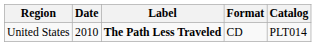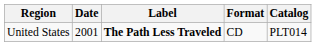(87, 32) 2010 -> (87, 32) 2001
